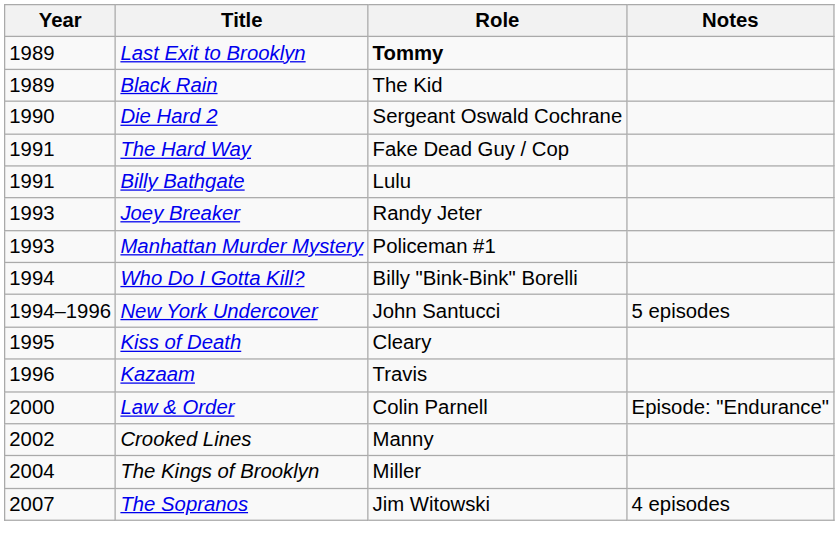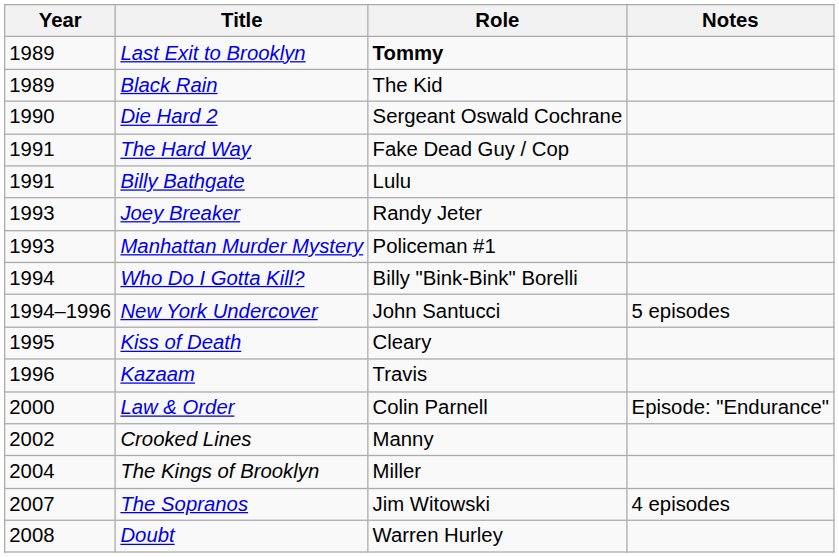+ row: (148, 536)
